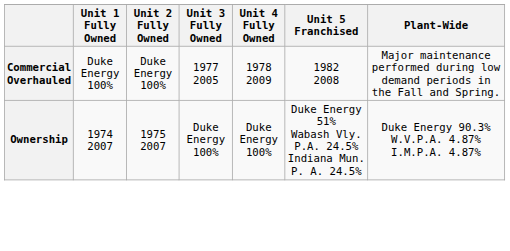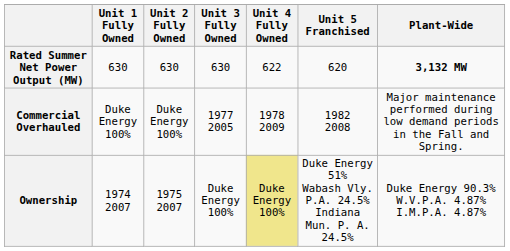+ row: (48, 67)
(259, 140) no background -> (272, 201) khaki background
